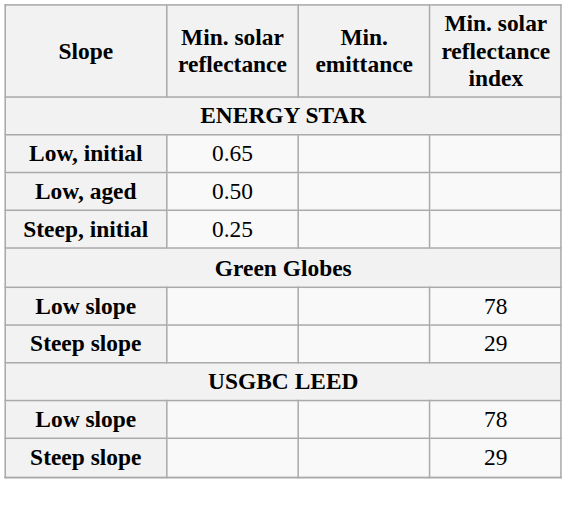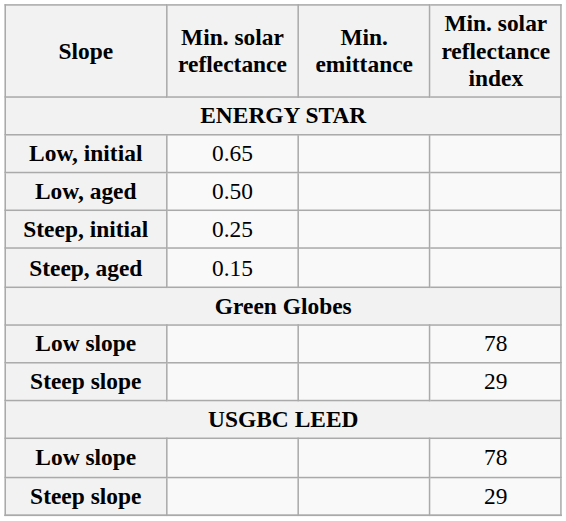+ row: (86, 267)
